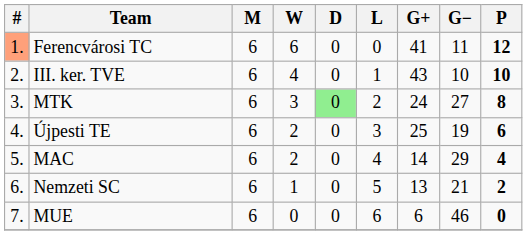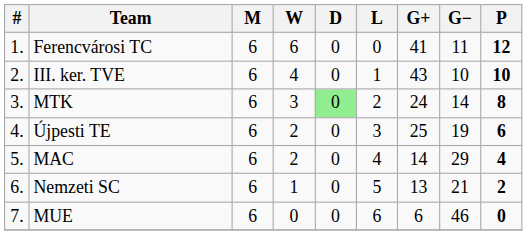(17, 46) lightsalmon background -> (17, 46) no background
(460, 103) 27 -> (460, 103) 14
